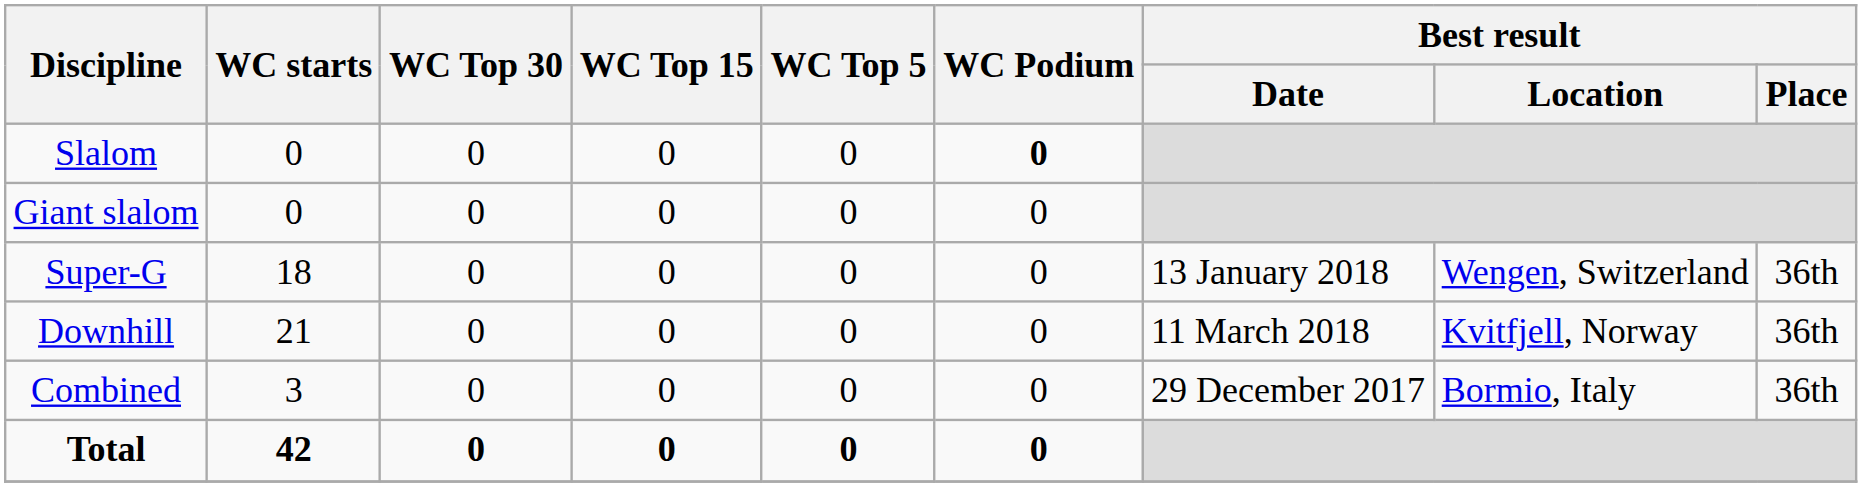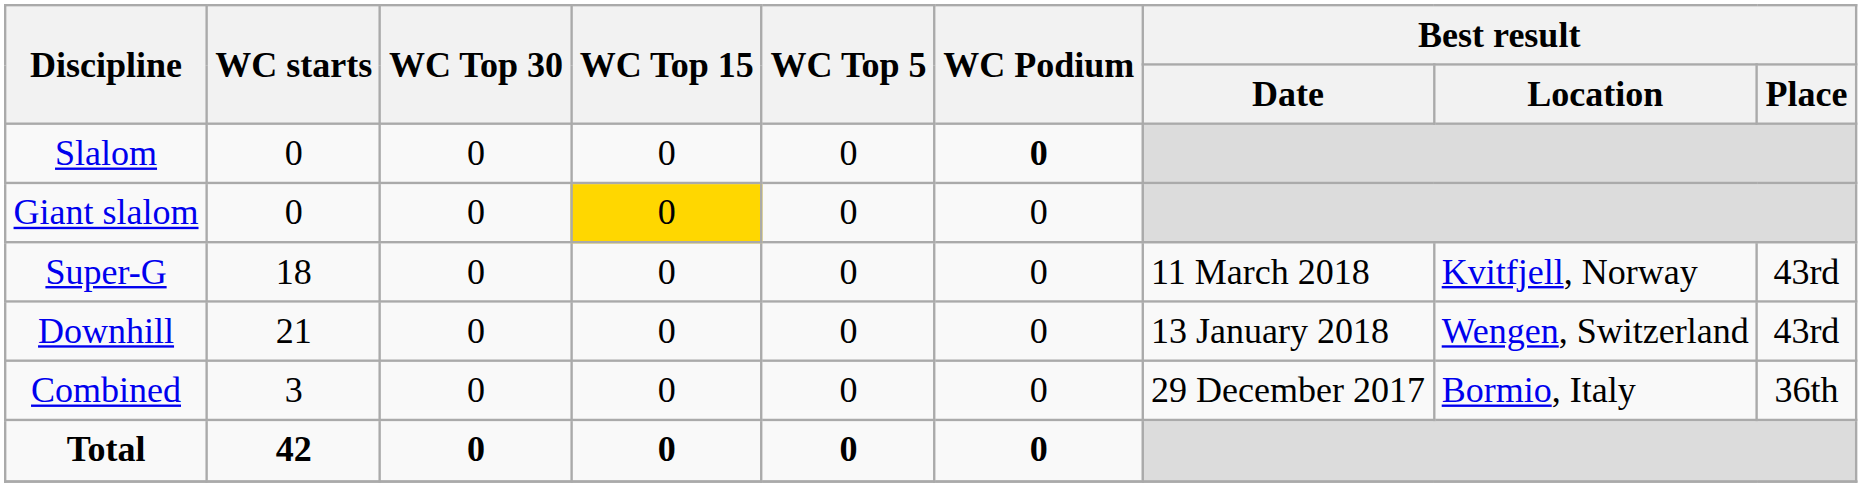(667, 212) no background -> (667, 212) gold background
(1270, 271) 13 January 2018 -> (1260, 271) 11 March 2018
(1595, 271) Wengen, Switzerland -> (1570, 271) Kvitfjell, Norway
(1806, 271) 36th -> (1806, 271) 43rd
(1260, 331) 11 March 2018 -> (1270, 331) 13 January 2018
(1570, 331) Kvitfjell, Norway -> (1595, 331) Wengen, Switzerland
(1806, 331) 36th -> (1806, 331) 43rd
